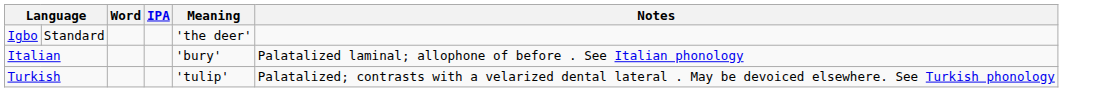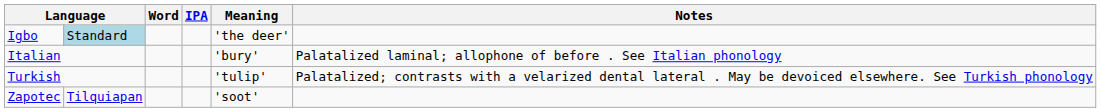(74, 35) no background -> (97, 35) lightblue background
+ row: (34, 97)
